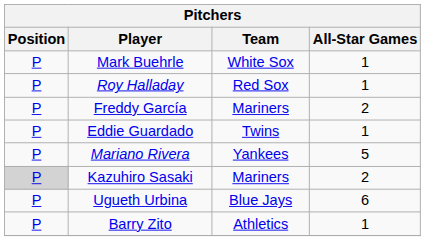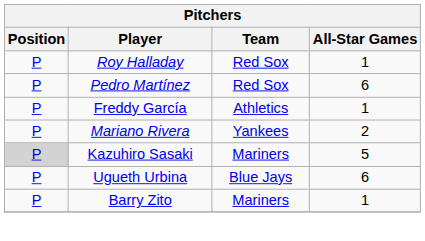- row: (140, 62)
+ row: (140, 85)
(261, 108) Mariners -> (261, 108) Athletics
(365, 108) 2 -> (365, 108) 1
- row: (140, 131)
(365, 154) 5 -> (365, 131) 2
(365, 177) 2 -> (365, 154) 5
(261, 223) Athletics -> (261, 200) Mariners
